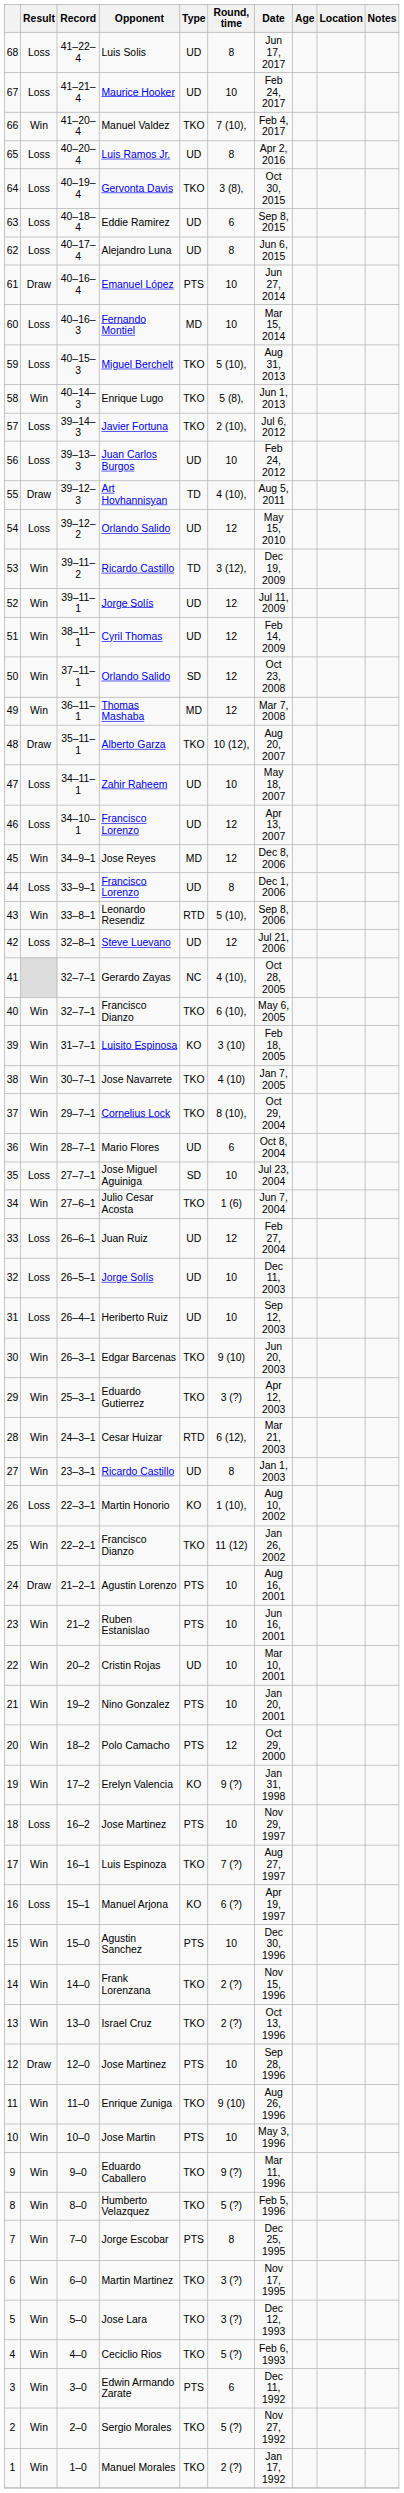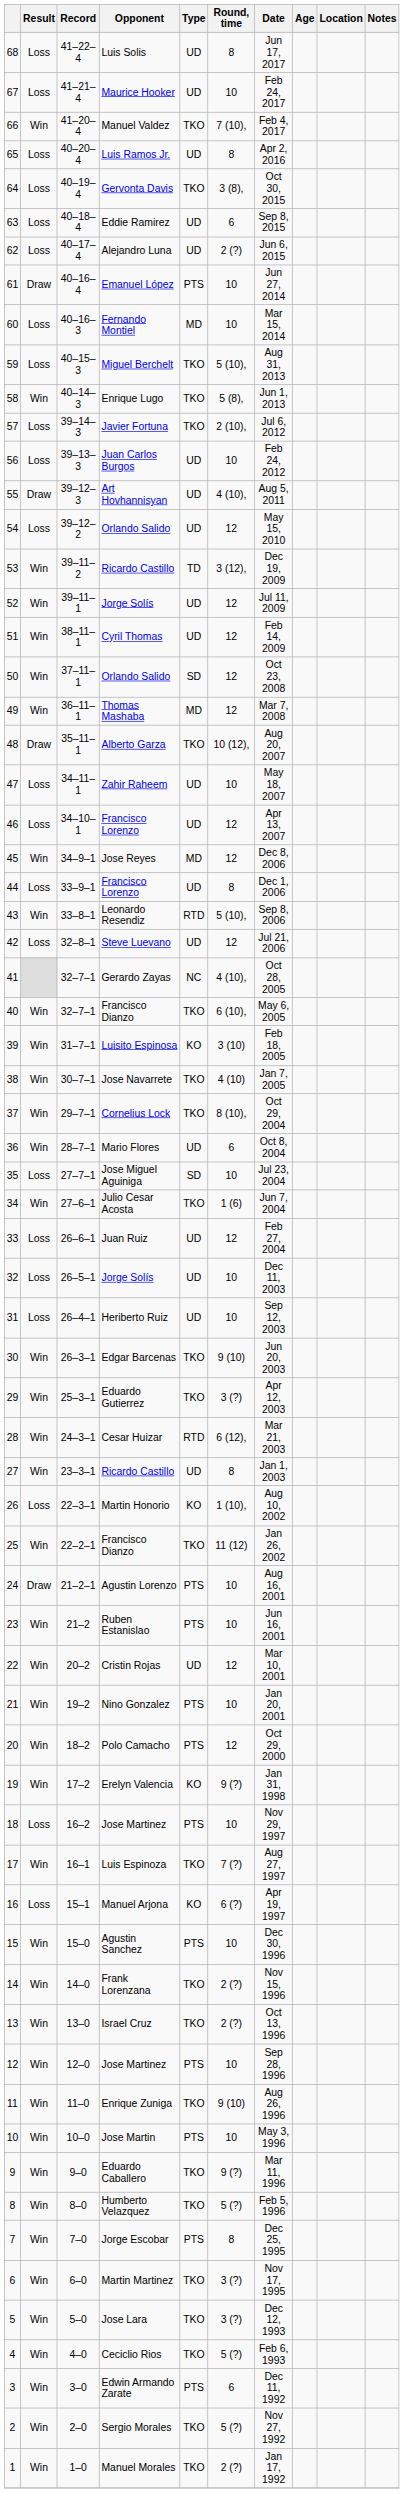(231, 251) 8 -> (231, 251) 2 (?)
(194, 495) TD -> (194, 495) UD
(231, 1665) 10 -> (231, 1665) 12
(39, 2064) Draw -> (39, 2064) Win
